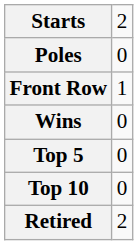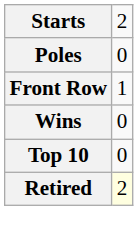- row: (58, 155)
(122, 222) no background -> (122, 188) lightyellow background
